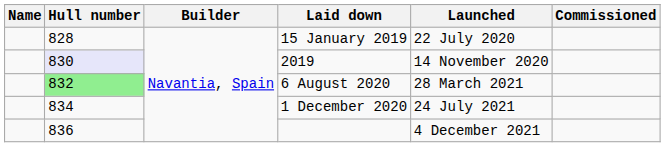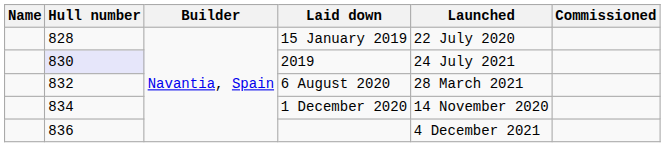(481, 62) 14 November 2020 -> (464, 62) 24 July 2021
(61, 85) lightgreen background -> (61, 85) no background
(464, 108) 24 July 2021 -> (481, 108) 14 November 2020
